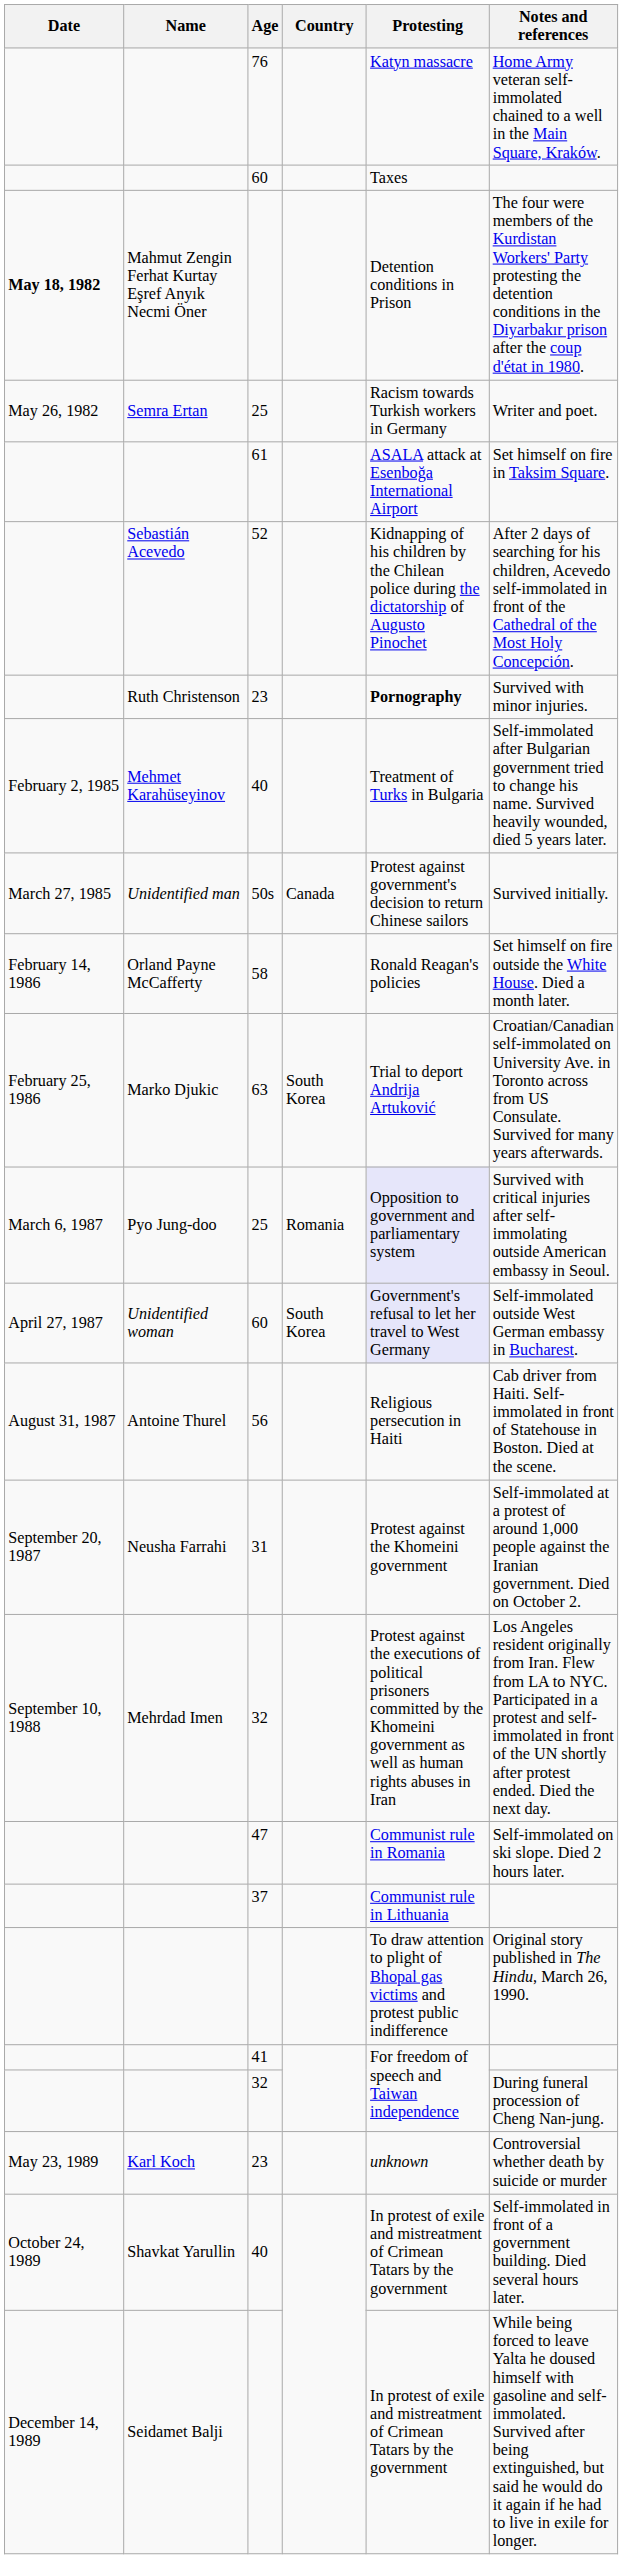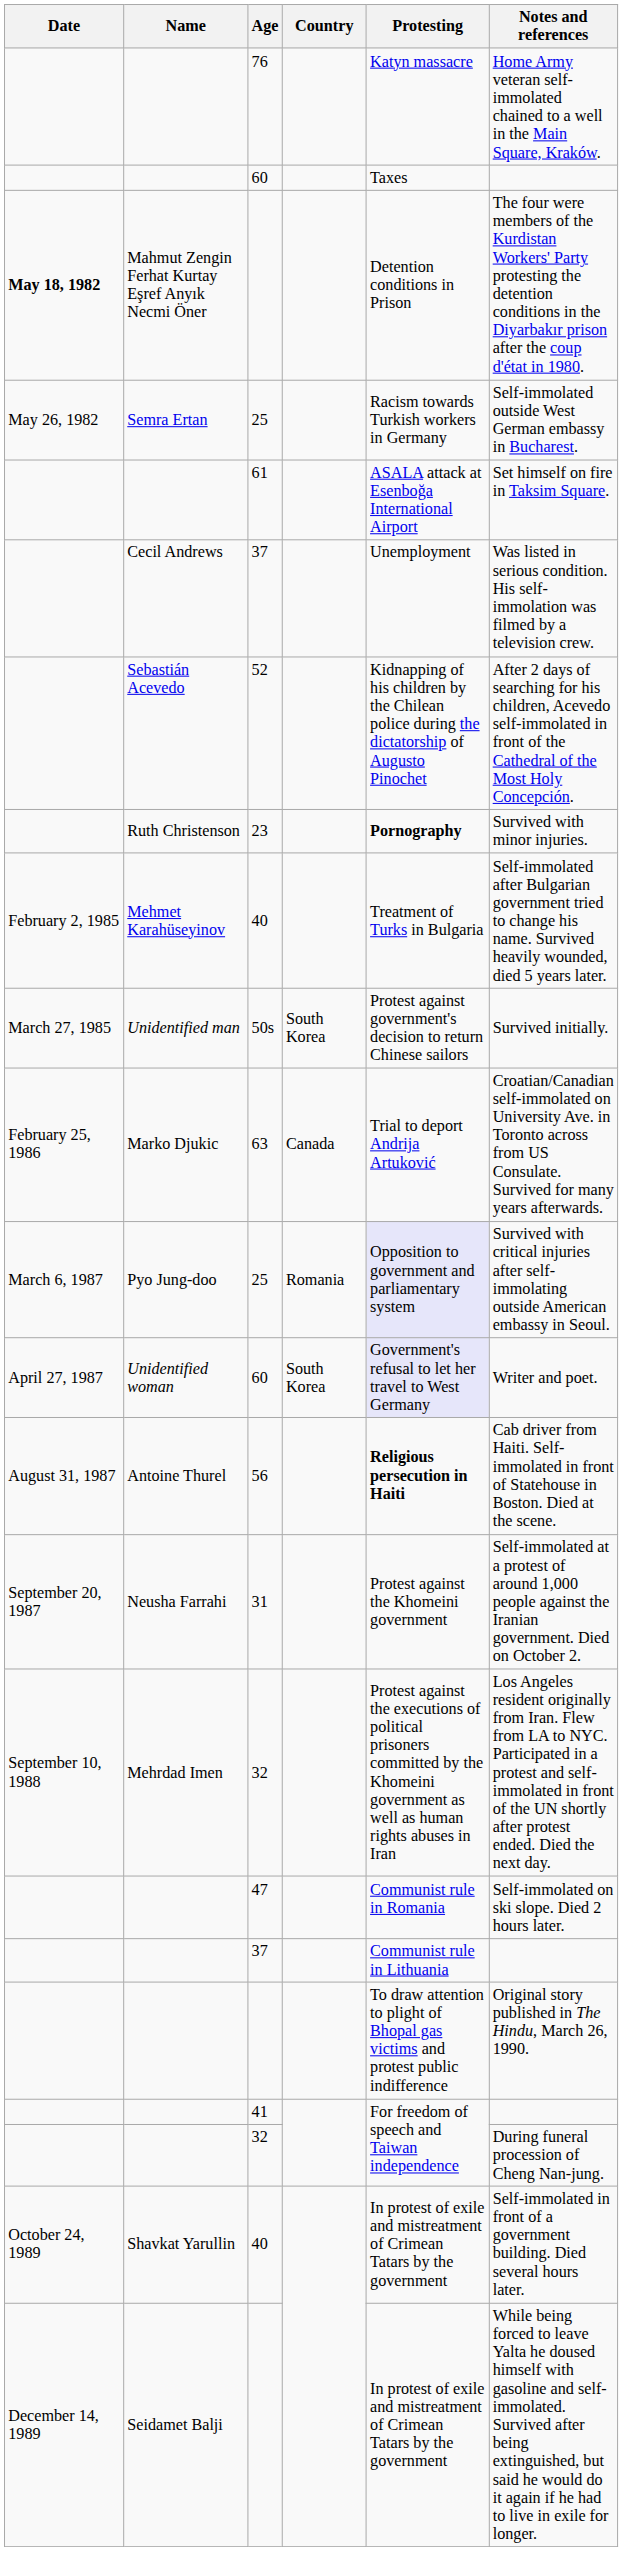(545, 410) Writer and poet. -> (549, 419) Self-immolated outside West German embassy in Bucharest.
+ row: (175, 552)
(310, 893) Canada -> (306, 1028) South Korea
- row: (171, 973)
(306, 1090) South Korea -> (310, 1144) Canada
(549, 1323) Self-immolated outside West German embassy in Bucharest. -> (545, 1377) Writer and poet.
(416, 1421) normal -> (419, 1476) bold
- row: (161, 2162)
